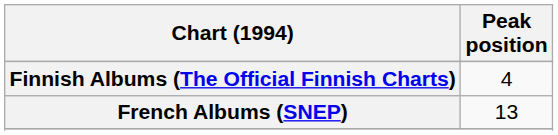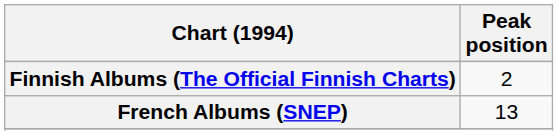(507, 78) 4 -> (507, 78) 2
